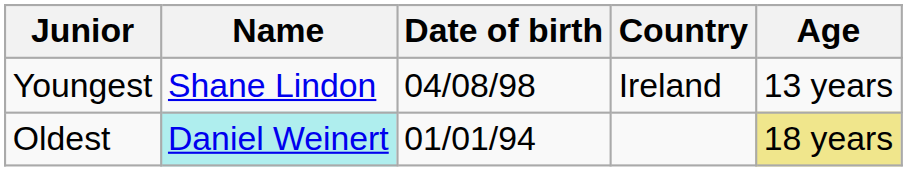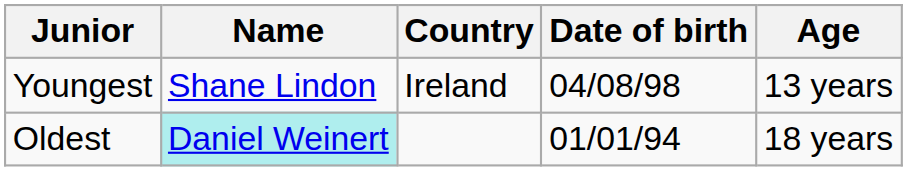columns swapped: (683, 31) <-> (504, 31)
(828, 138) khaki background -> (828, 138) no background
